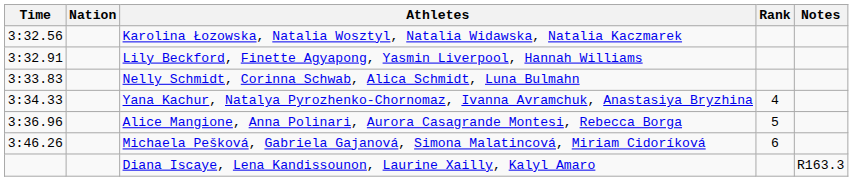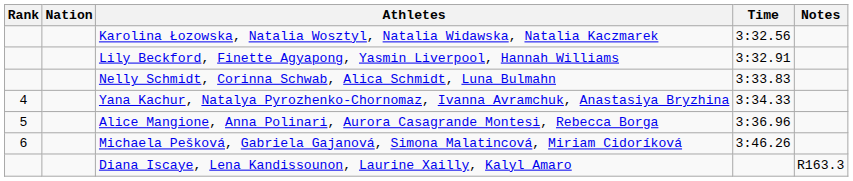columns swapped: (775, 15) <-> (35, 15)
